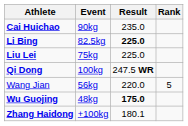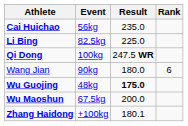(88, 27) 90kg -> (88, 27) 56kg
(133, 41) bold -> (133, 41) normal
- row: (21, 56)
(88, 85) 56kg -> (88, 70) 90kg
(133, 85) 220.0 -> (133, 70) 180.0
(169, 85) 5 -> (169, 70) 6
+ row: (35, 99)
